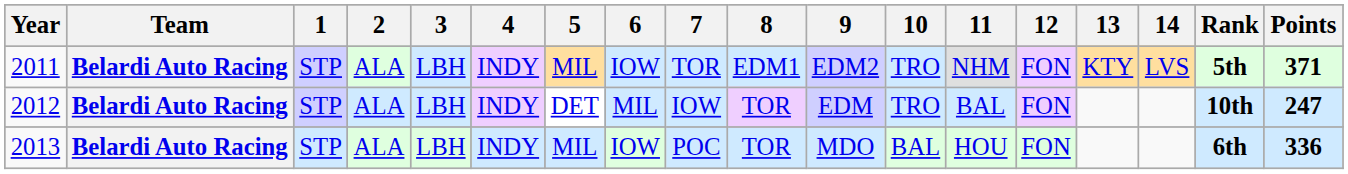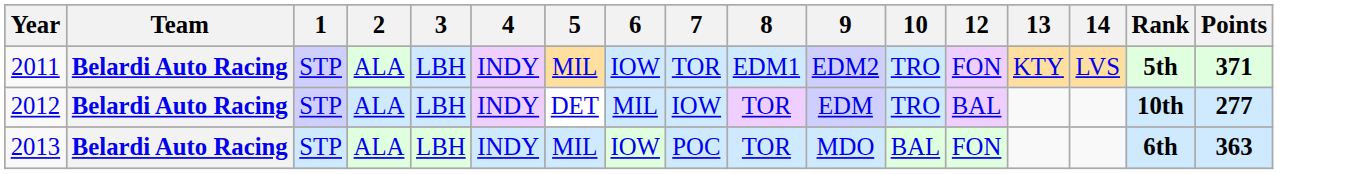- column: (981, 25)
(1046, 107) FON -> (977, 107) BAL
(1303, 107) 247 -> (1234, 107) 277
(1303, 147) 336 -> (1234, 147) 363
